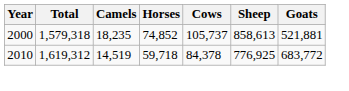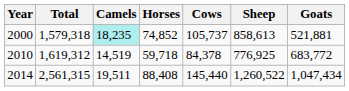(114, 34) no background -> (114, 34) paleturquoise background
+ row: (20, 75)
